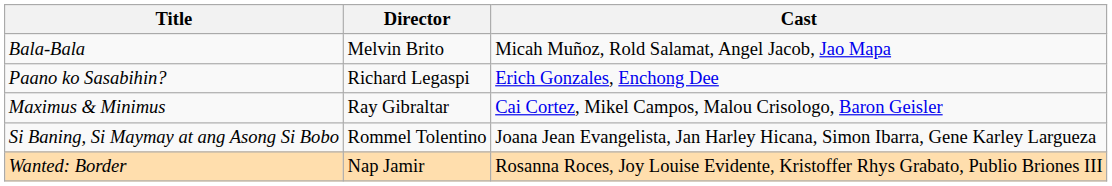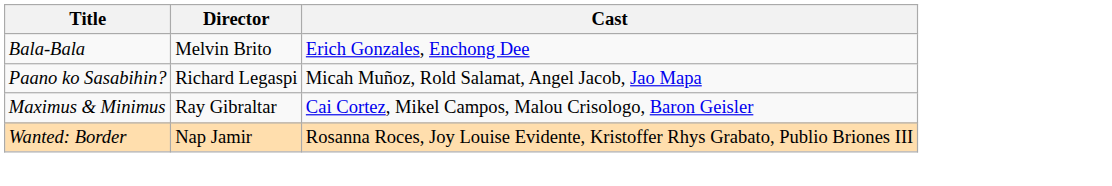(693, 48) Micah Muñoz, Rold Salamat, Angel Jacob, Jao Mapa -> (418, 48) Erich Gonzales, Enchong Dee
(607, 78) Erich Gonzales, Enchong Dee -> (504, 78) Micah Muñoz, Rold Salamat, Angel Jacob, Jao Mapa
- row: (174, 136)
